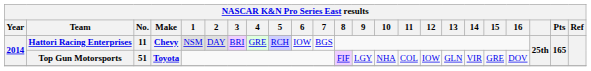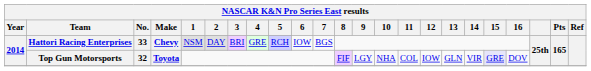(142, 42) 11 -> (142, 42) 33
(142, 58) 51 -> (142, 58) 32
(495, 58) no background -> (495, 58) lavender background
